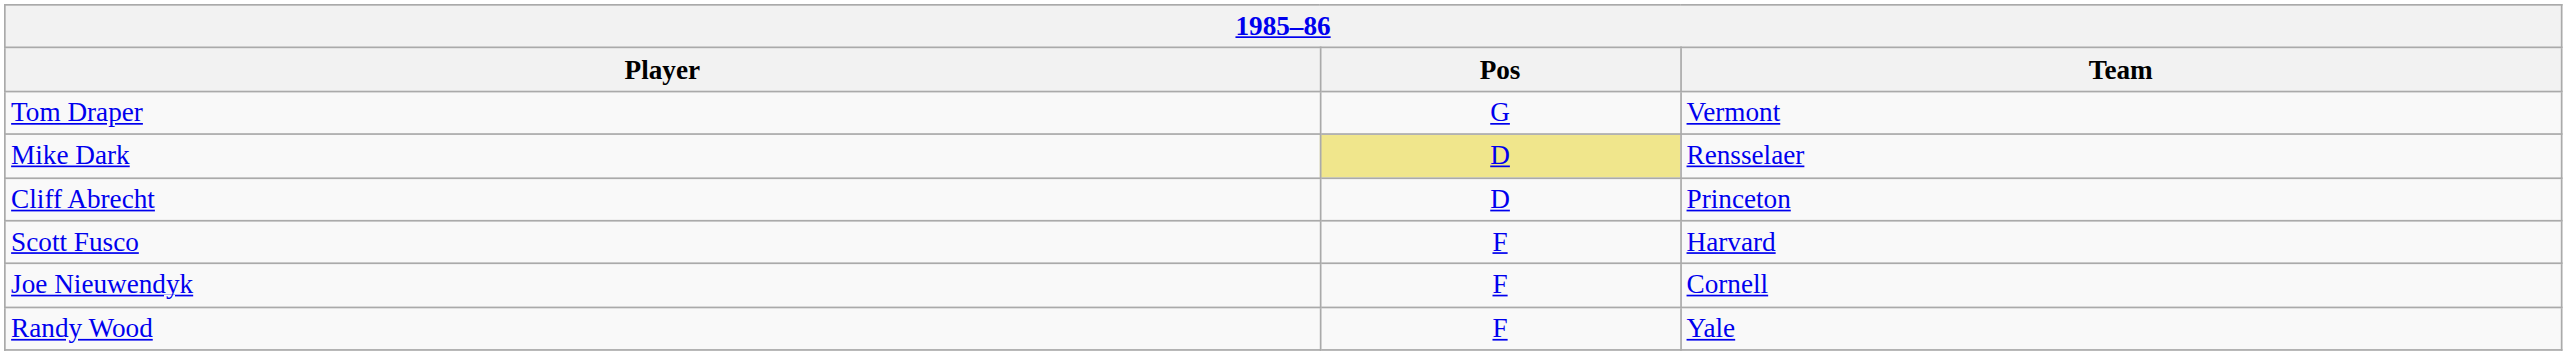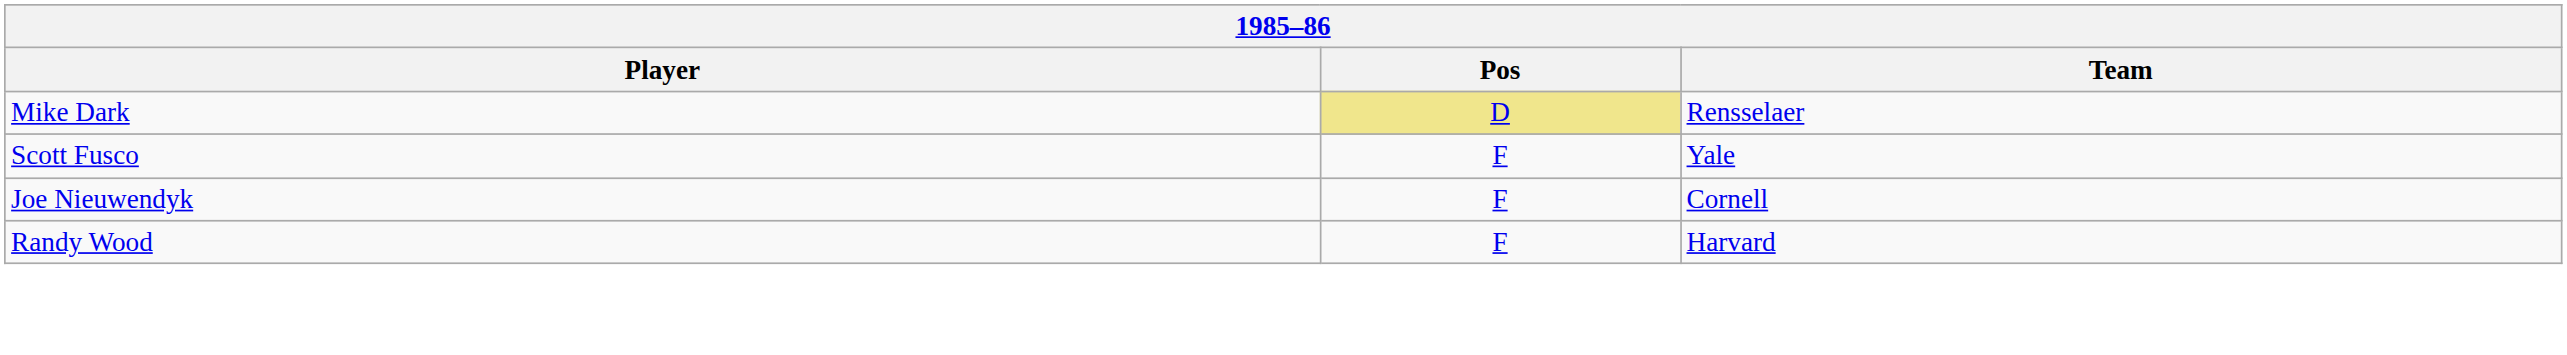- row: (77, 112)
- row: (83, 198)
(1731, 241) Harvard -> (1711, 155) Yale
(1711, 328) Yale -> (1731, 241) Harvard
